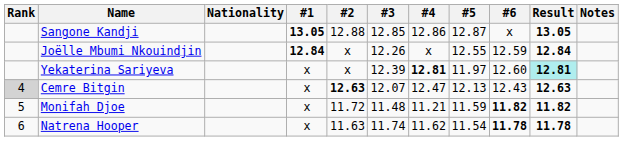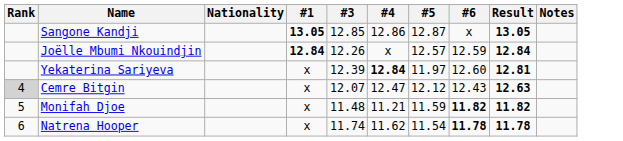- column: (347, 14)
(469, 52) 12.55 -> (429, 52) 12.57
(429, 70) 12.81 -> (388, 70) 12.84
(554, 70) paleturquoise background -> (513, 70) no background
(469, 89) 12.13 -> (429, 89) 12.12
